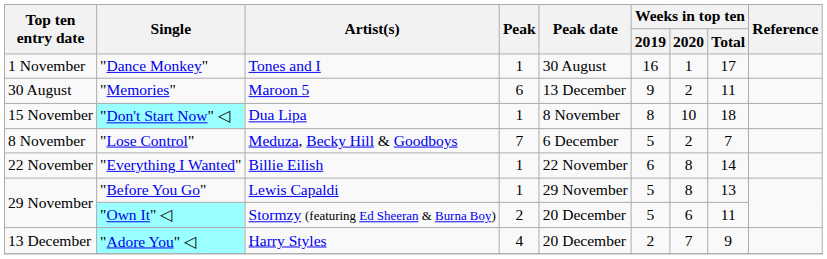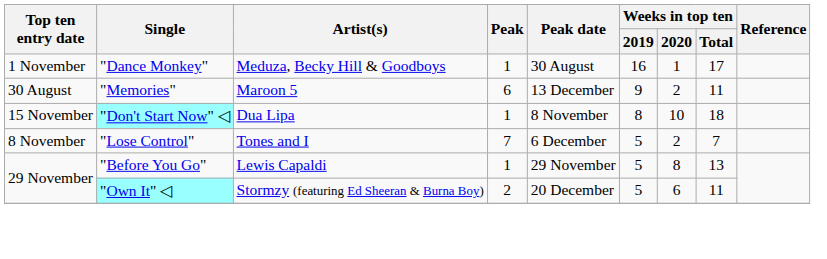(285, 66) Tones and I -> (341, 66) Meduza, Becky Hill & Goodboys
(353, 140) Meduza, Becky Hill & Goodboys -> (273, 140) Tones and I
- row: (171, 165)
- row: (148, 241)
